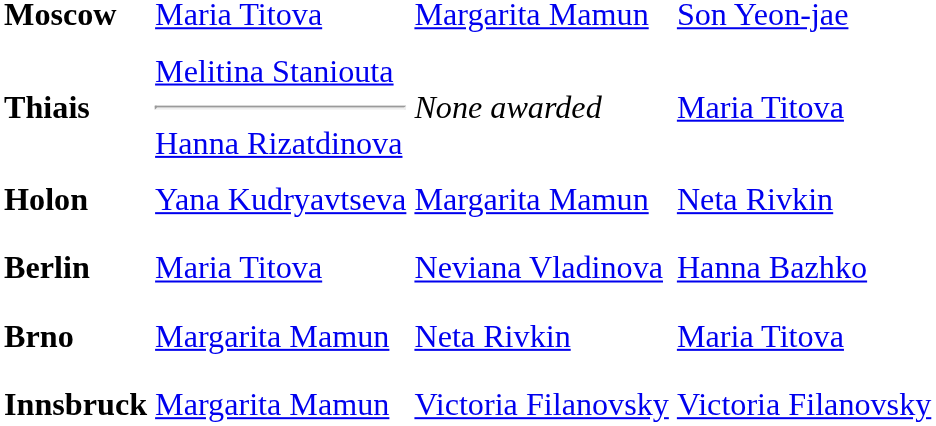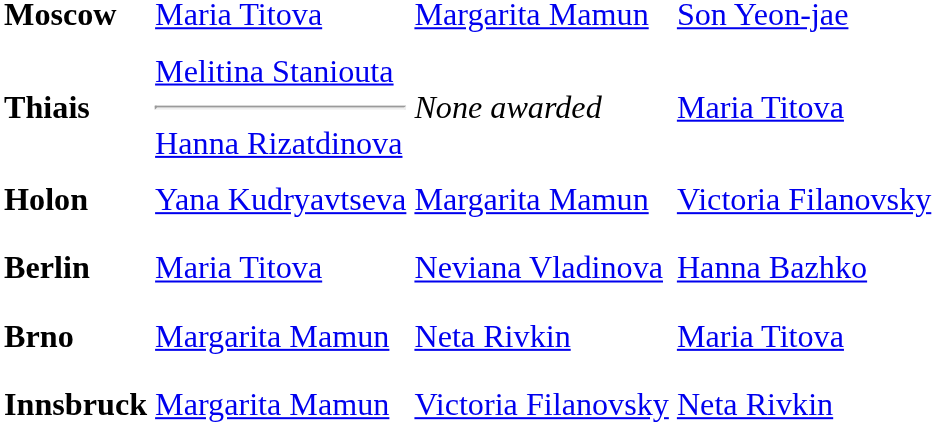(755, 199) Neta Rivkin -> (804, 199) Victoria Filanovsky
(804, 404) Victoria Filanovsky -> (755, 404) Neta Rivkin
